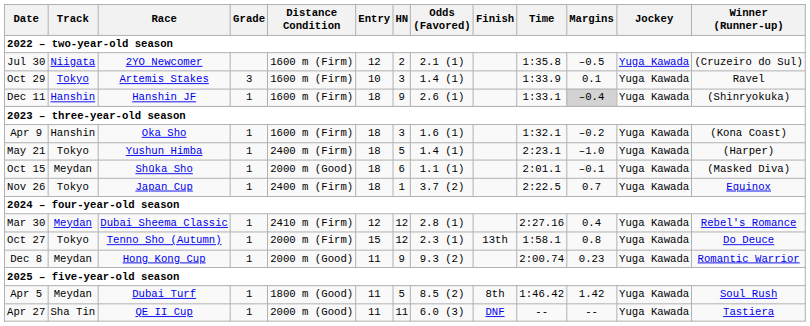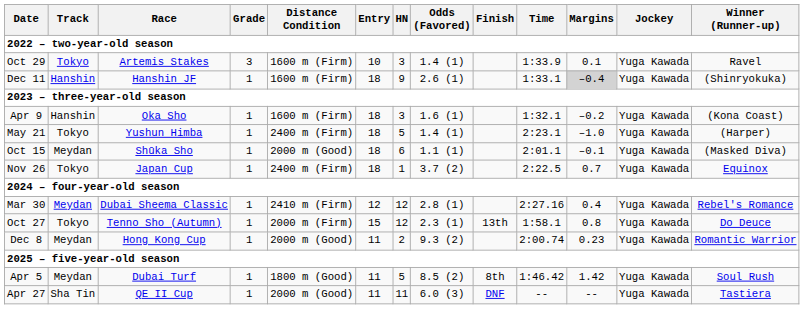- row: (26, 62)
(402, 258) 9 -> (402, 240) 2
